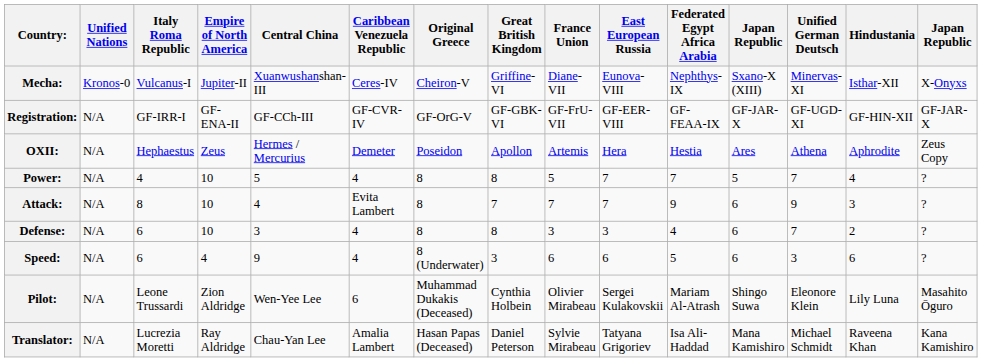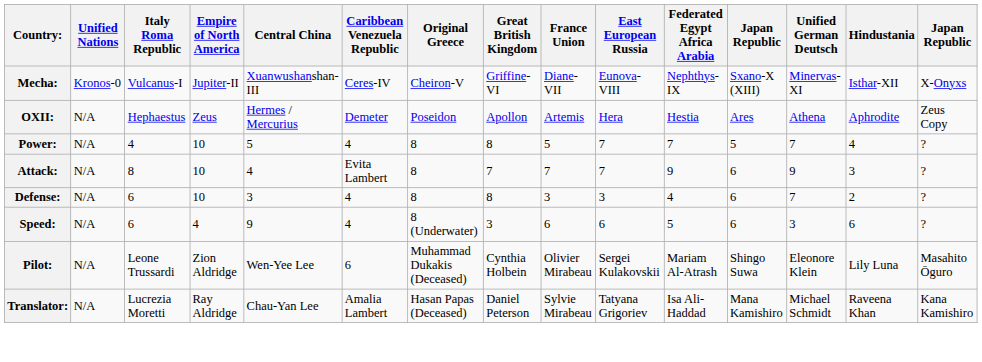- row: (42, 117)
